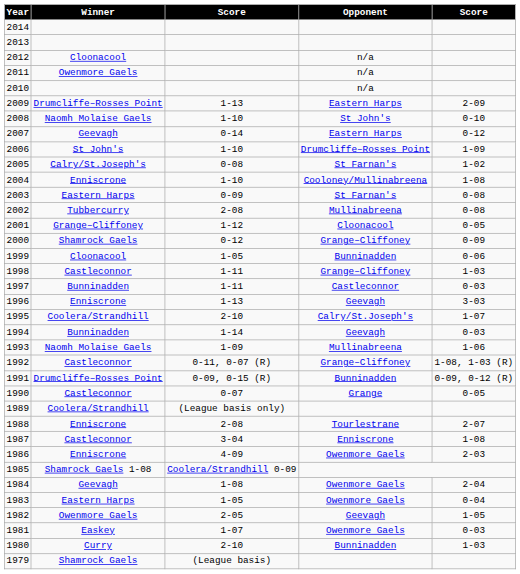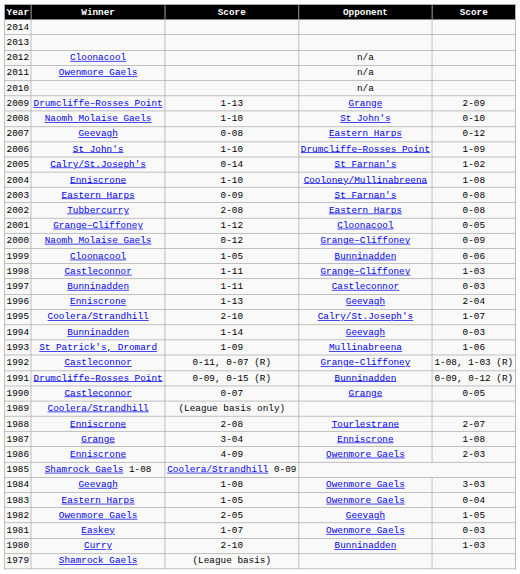(365, 104) Eastern Harps -> (365, 104) Grange
(232, 134) 0-14 -> (232, 134) 0-08
(232, 165) 0-08 -> (232, 165) 0-14
(365, 210) Mullinabreena -> (365, 210) Eastern Harps
(98, 241) Shamrock Gaels -> (98, 241) Naomh Molaise Gaels
(474, 302) 3-03 -> (474, 302) 2-04
(98, 348) Naomh Molaise Gaels -> (98, 348) St Patrick's, Dromard
(98, 439) Castleconnor -> (98, 439) Grange
(474, 485) 2-04 -> (474, 485) 3-03
